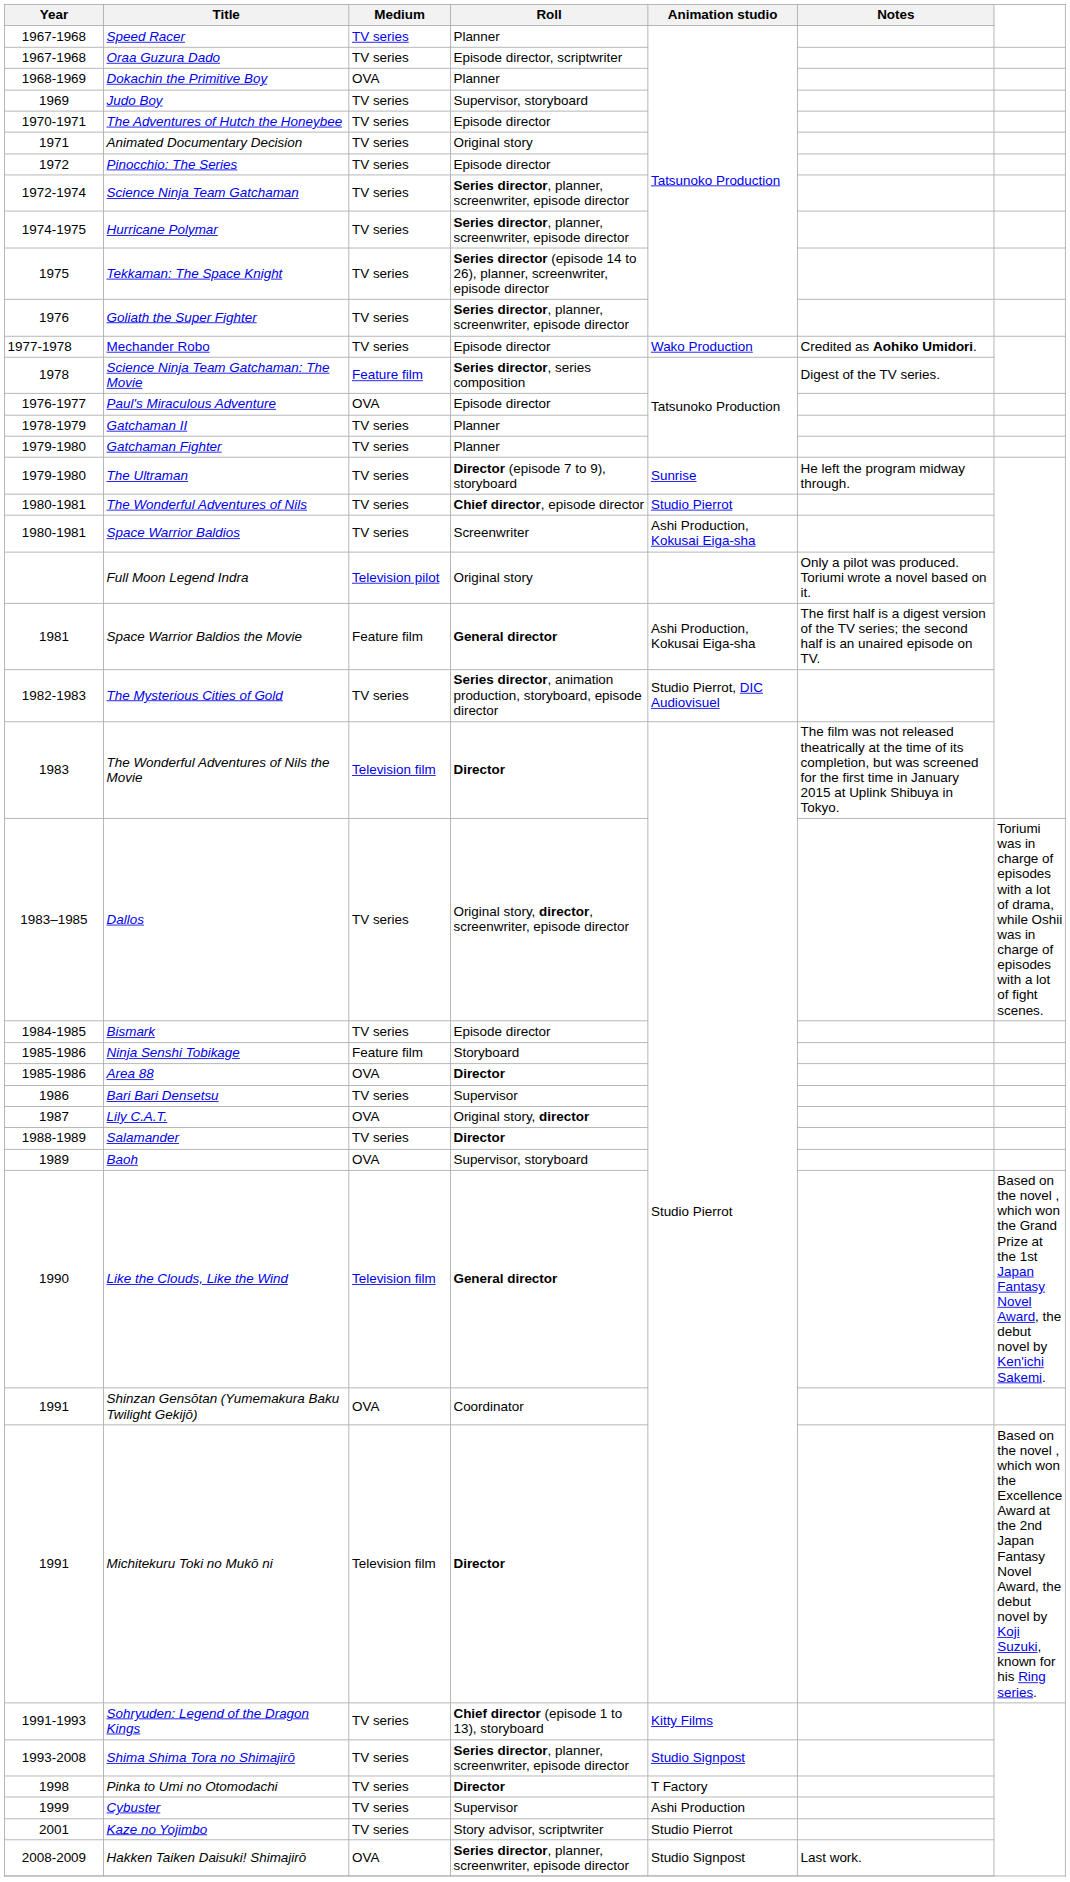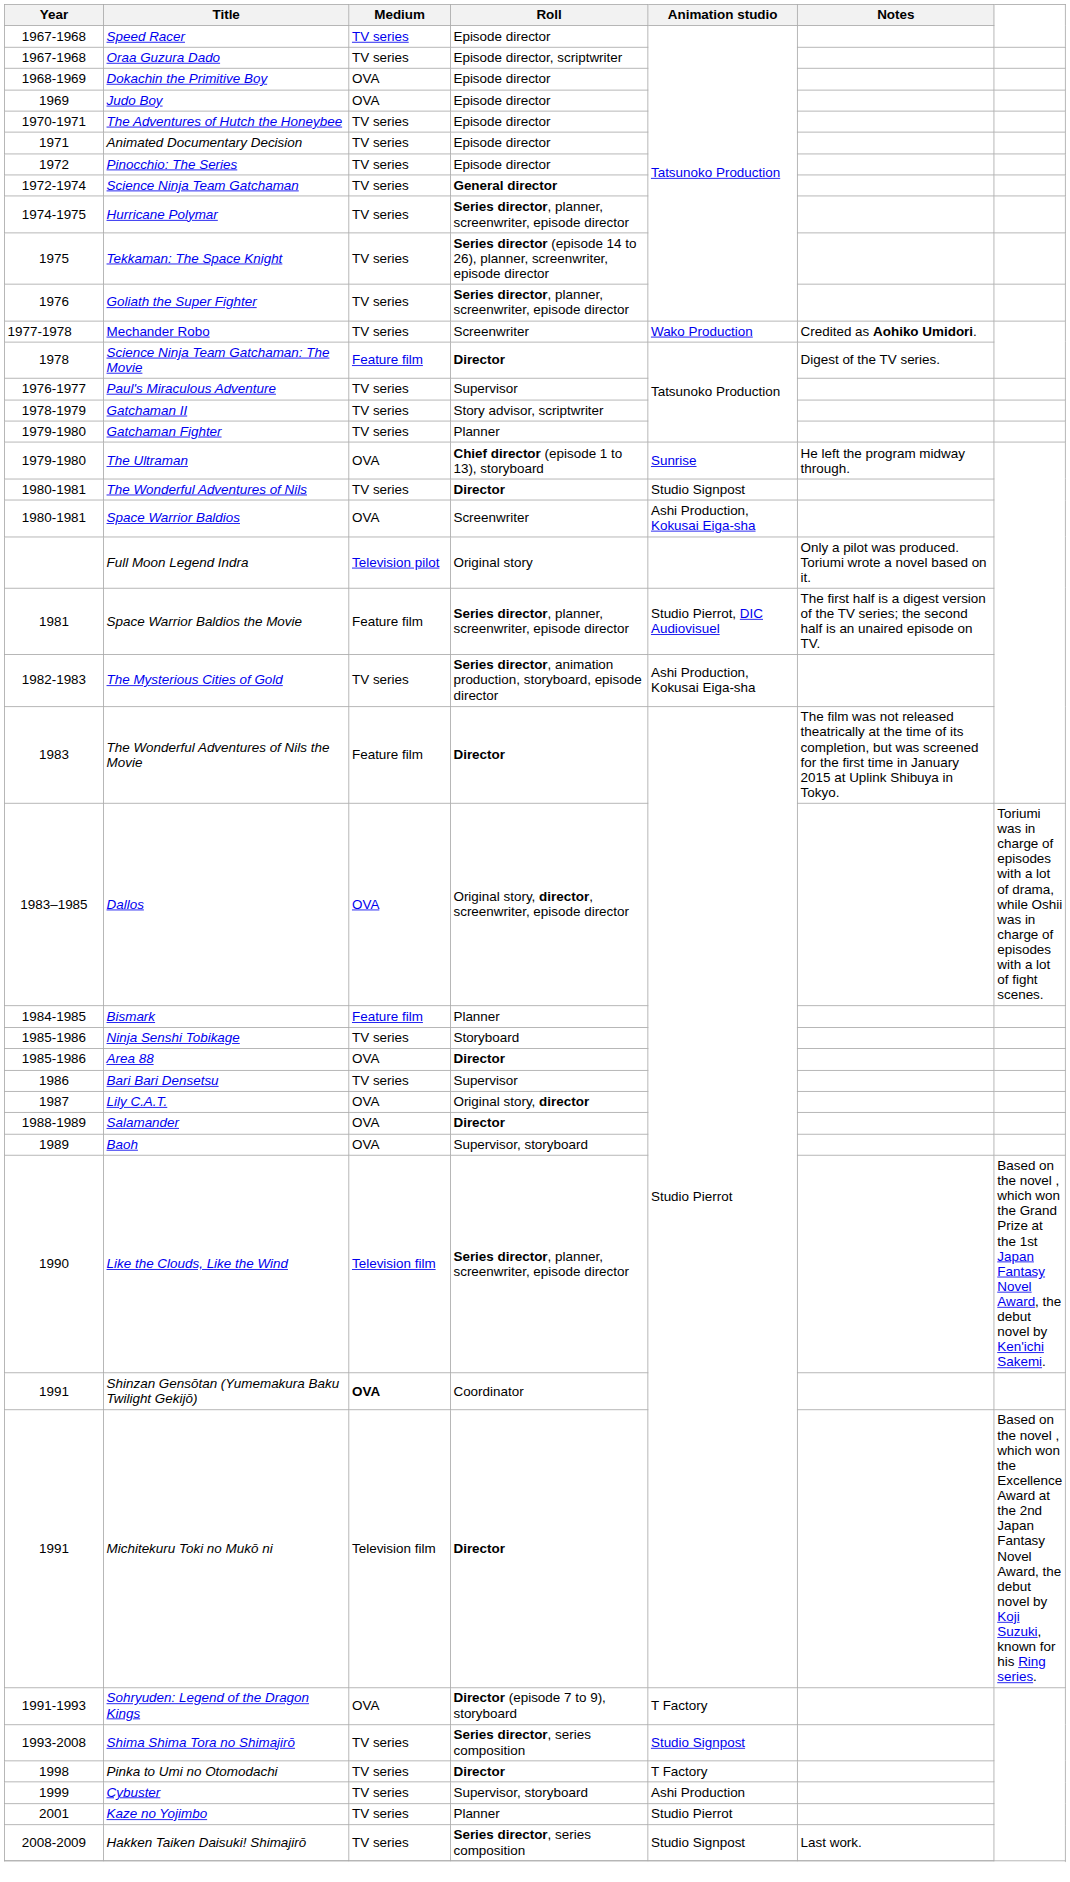(477, 36) Planner -> (502, 36) Episode director
(477, 79) Planner -> (502, 79) Episode director
(380, 100) TV series -> (366, 100) OVA
(521, 100) Supervisor, storyboard -> (502, 100) Episode director
(493, 143) Original story -> (502, 143) Episode director
(541, 193) Series director, planner, screenwriter, episode director -> (505, 185) General director
(502, 346) Episode director -> (491, 331) Screenwriter
(522, 375) Series director, series composition -> (479, 360) Director
(366, 404) OVA -> (380, 389) TV series
(502, 404) Episode director -> (486, 389) Supervisor
(477, 425) Planner -> (529, 410) Story advisor, scriptwriter
(380, 475) TV series -> (366, 460) OVA
(530, 475) Director (episode 7 to 9), storyboard -> (538, 460) Chief director (episode 1 to 13), storyboard
(549, 504) Chief director, episode director -> (479, 489) Director
(692, 504) Studio Pierrot -> (698, 489) Studio Signpost
(380, 533) TV series -> (366, 518) OVA
(505, 636) General director -> (541, 621) Series director, planner, screenwriter, episode director
(703, 636) Ashi Production, Kokusai Eiga-sha -> (707, 621) Studio Pierrot, DIC Audiovisuel
(707, 695) Studio Pierrot, DIC Audiovisuel -> (703, 680) Ashi Production, Kokusai Eiga-sha
(394, 770) Television film -> (387, 754) Feature film
(380, 919) TV series -> (366, 904) OVA
(380, 1031) TV series -> (387, 1016) Feature film
(502, 1031) Episode director -> (477, 1016) Planner
(387, 1053) Feature film -> (380, 1038) TV series
(380, 1138) TV series -> (366, 1123) OVA
(505, 1279) General director -> (541, 1264) Series director, planner, screenwriter, episode director
(366, 1406) normal -> (366, 1391) bold
(380, 1721) TV series -> (366, 1706) OVA
(538, 1721) Chief director (episode 1 to 13), storyboard -> (530, 1706) Director (episode 7 to 9), storyboard
(682, 1721) Kitty Films -> (679, 1706) T Factory
(541, 1757) Series director, planner, screenwriter, episode director -> (522, 1742) Series director, series composition
(486, 1807) Supervisor -> (521, 1792) Supervisor, storyboard
(529, 1829) Story advisor, scriptwriter -> (477, 1814) Planner
(366, 1858) OVA -> (380, 1842) TV series
(541, 1858) Series director, planner, screenwriter, episode director -> (522, 1842) Series director, series composition
